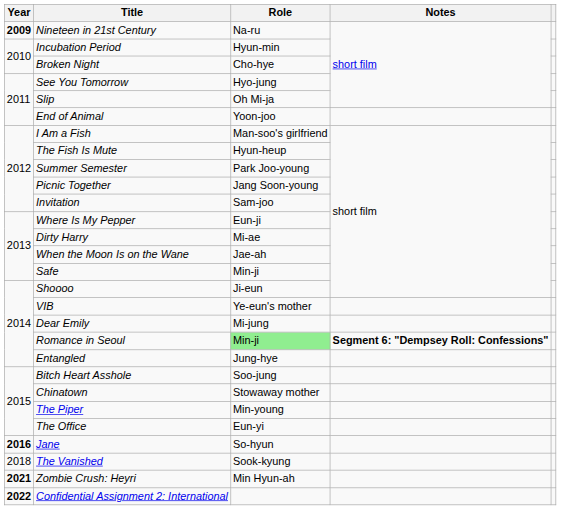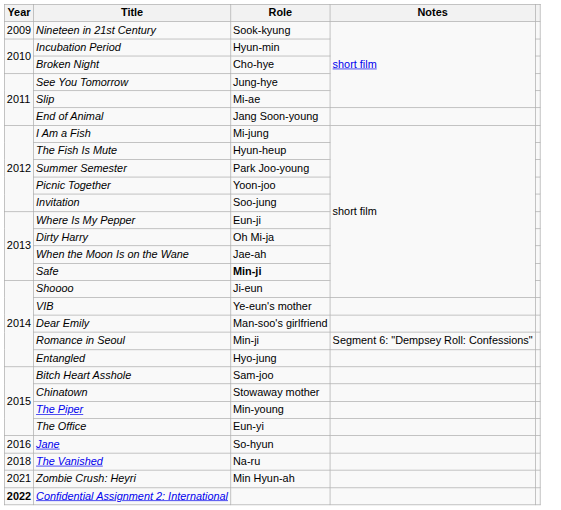(19, 30) bold -> (19, 30) normal
(247, 30) Na-ru -> (262, 30) Sook-kyung
(255, 82) Hyo-jung -> (255, 82) Jung-hye
(254, 99) Oh Mi-ja -> (247, 99) Mi-ae
(254, 116) Yoon-joo -> (276, 116) Jang Soon-young
(280, 133) Man-soo's girlfriend -> (251, 133) Mi-jung
(276, 185) Jang Soon-young -> (254, 185) Yoon-joo
(253, 202) Sam-joo -> (255, 202) Soo-jung
(247, 237) Mi-ae -> (254, 237) Oh Mi-ja
(246, 271) normal -> (247, 271) bold
(251, 323) Mi-jung -> (280, 323) Man-soo's girlfriend
(246, 340) lightgreen background -> (246, 340) no background
(441, 340) bold -> (433, 340) normal
(255, 358) Jung-hye -> (255, 358) Hyo-jung
(255, 375) Soo-jung -> (253, 375) Sam-joo
(19, 444) bold -> (19, 444) normal
(262, 461) Sook-kyung -> (247, 461) Na-ru
(19, 479) bold -> (19, 479) normal
